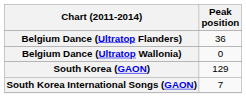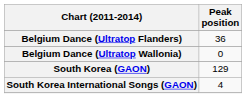(220, 85) 7 -> (220, 85) 4
